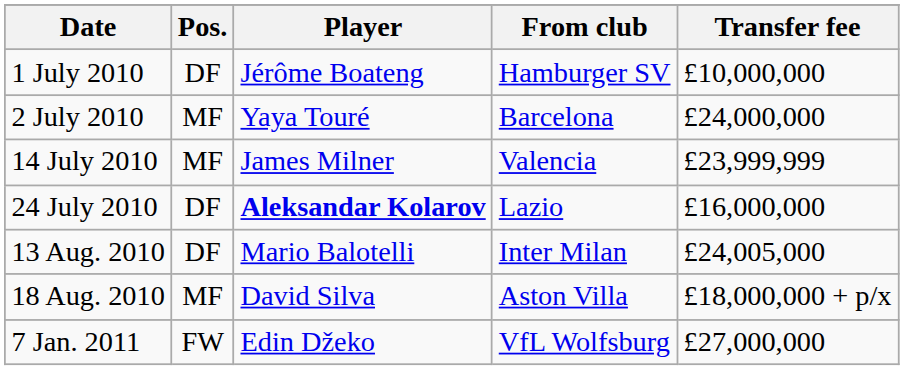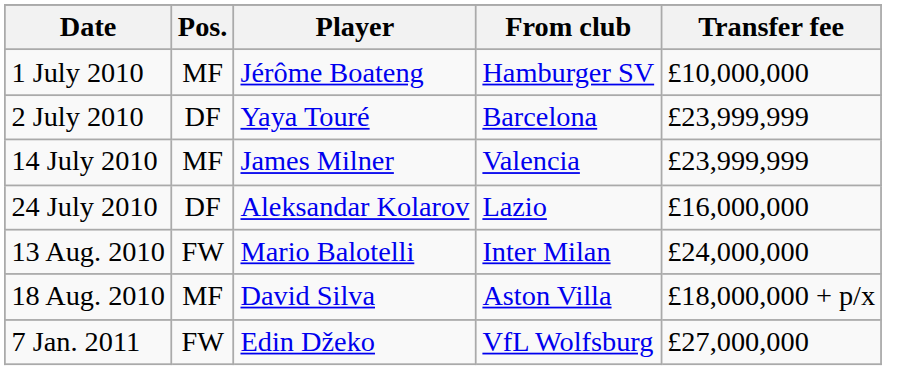(203, 71) DF -> (203, 71) MF
(203, 116) MF -> (203, 116) DF
(754, 116) £24,000,000 -> (738, 116) £23,999,999
(363, 206) bold -> (355, 206) normal
(203, 251) DF -> (203, 251) FW
(754, 251) £24,005,000 -> (738, 251) £24,000,000
